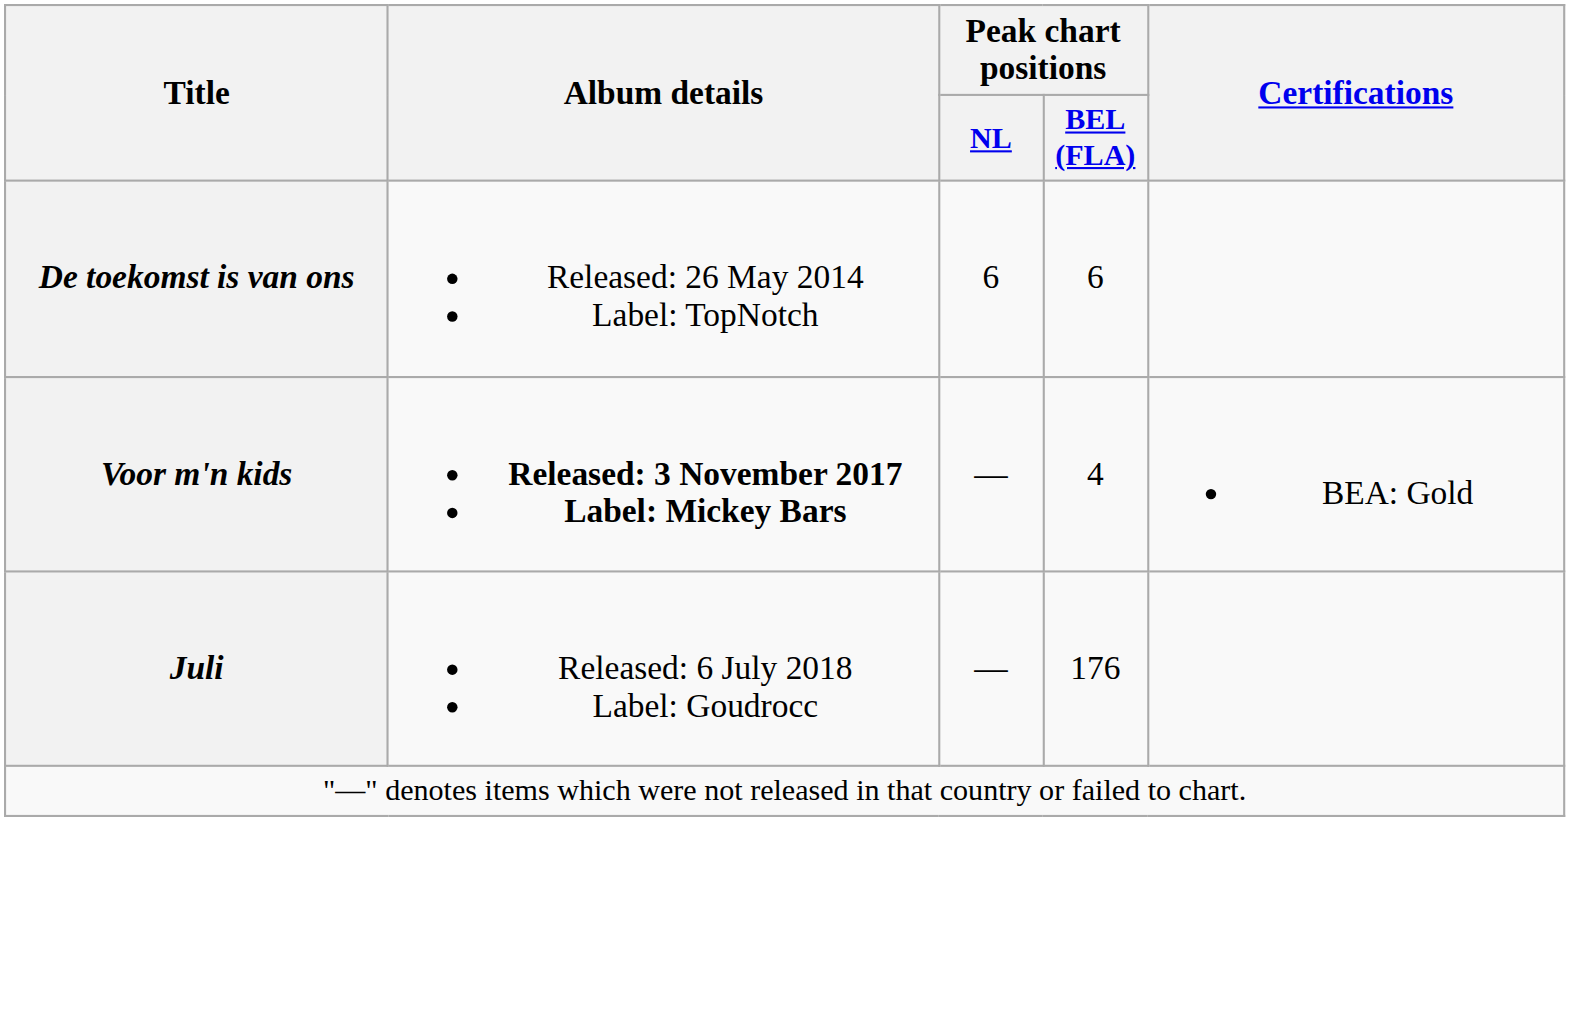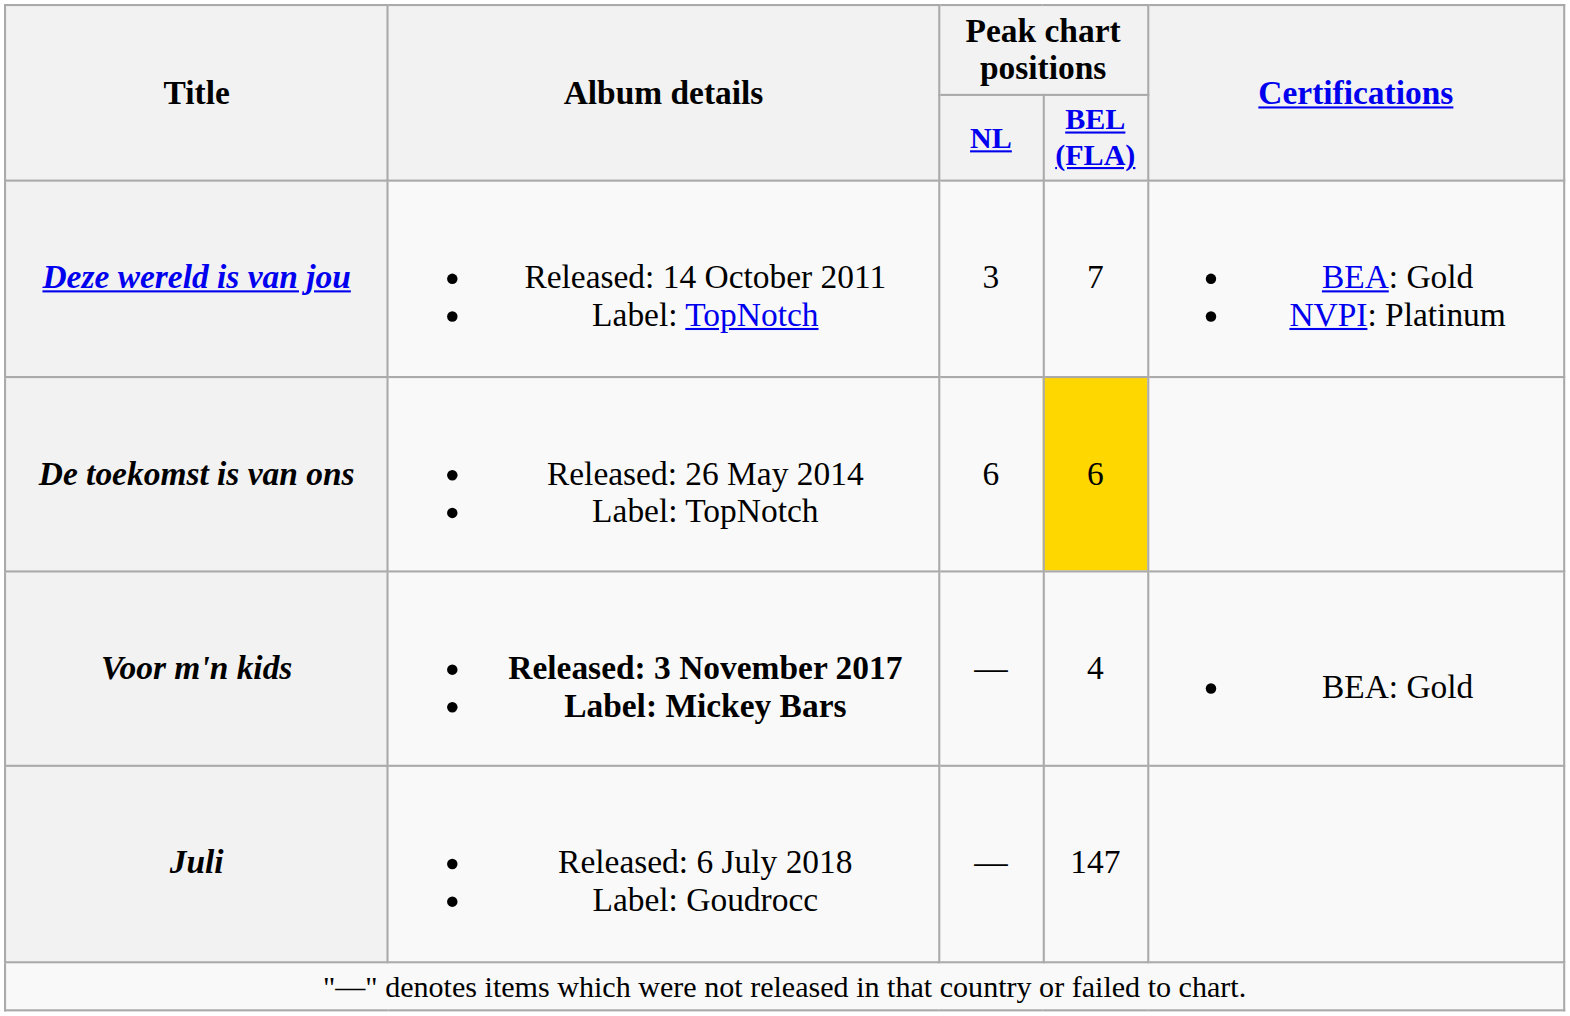+ row: (197, 277)
(1095, 277) no background -> (1095, 473) gold background
(1095, 668) 176 -> (1095, 863) 147
